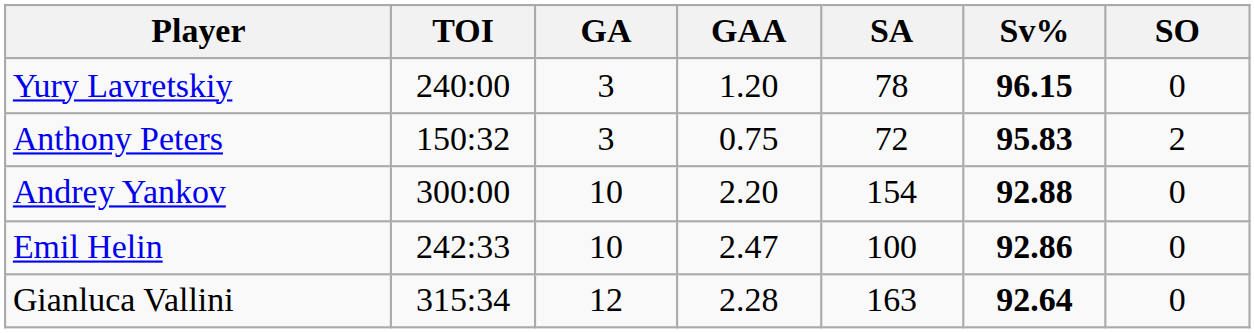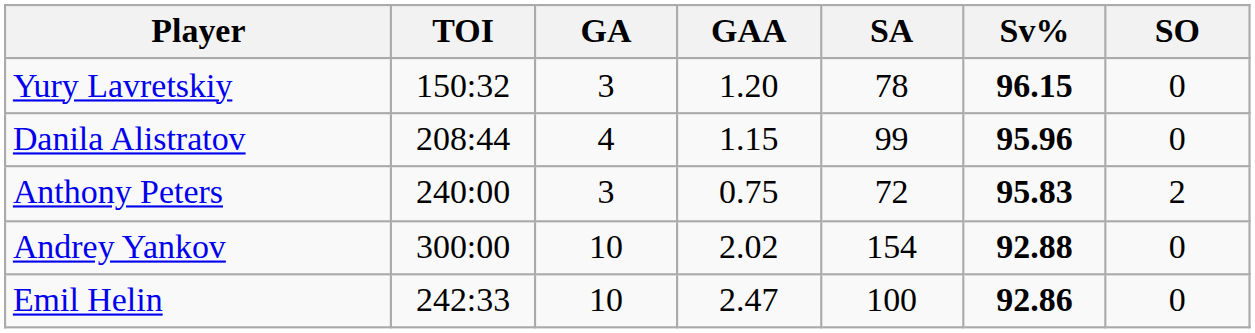(463, 85) 240:00 -> (463, 85) 150:32
+ row: (129, 138)
(463, 138) 150:32 -> (463, 192) 240:00
(749, 192) 2.20 -> (749, 246) 2.02
- row: (123, 300)
